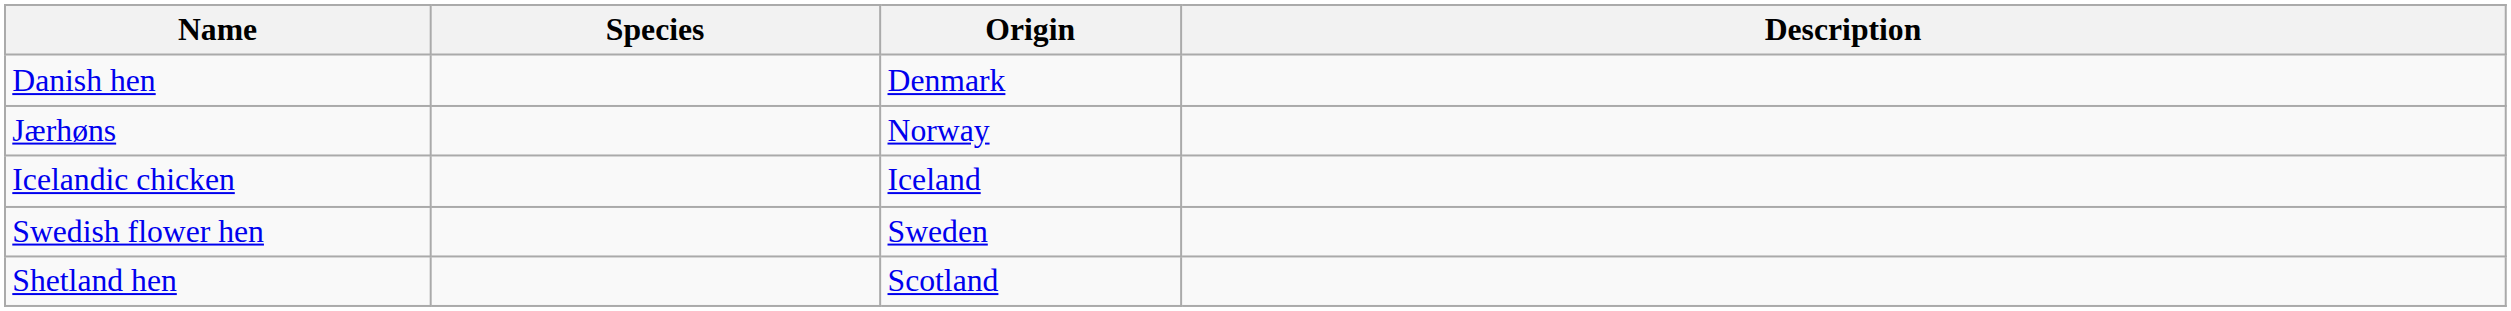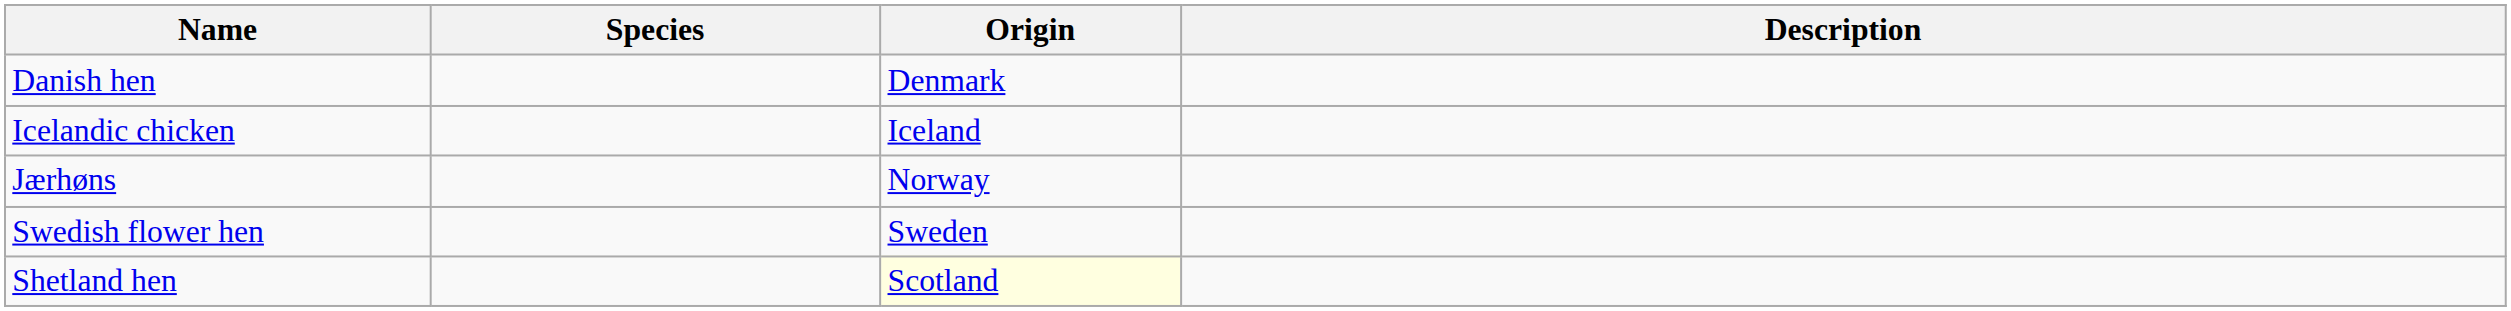rows swapped: (124, 180) <-> (64, 130)
(943, 280) no background -> (943, 280) lightyellow background
